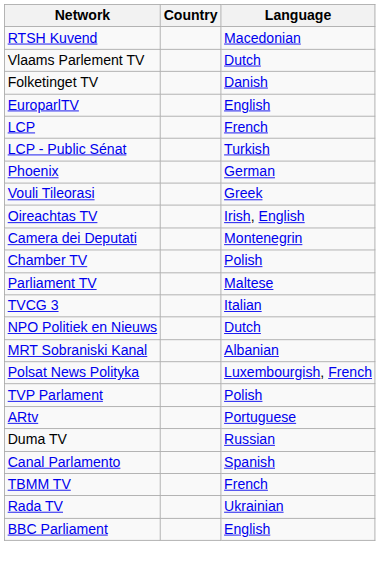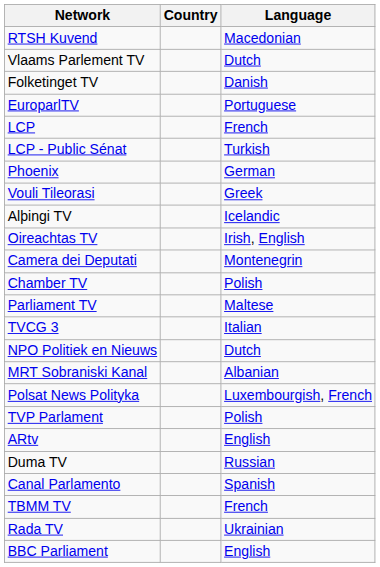(247, 104) English -> (260, 104) Portuguese
+ row: (40, 216)
(260, 417) Portuguese -> (247, 439) English
